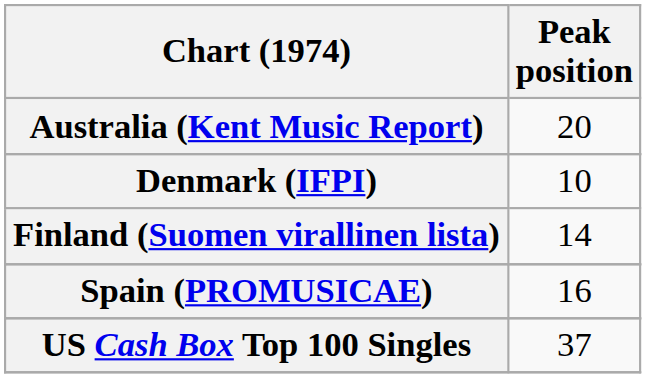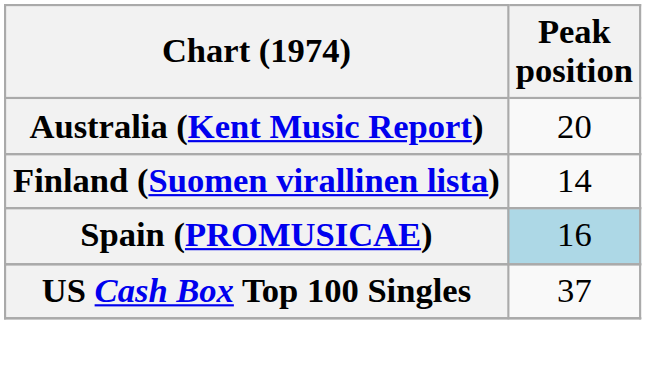- row: (256, 180)
(574, 290) no background -> (574, 235) lightblue background
